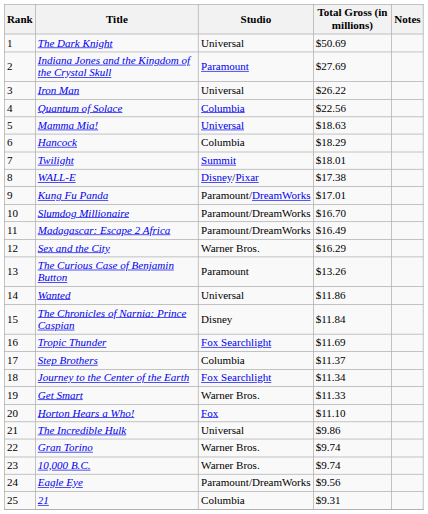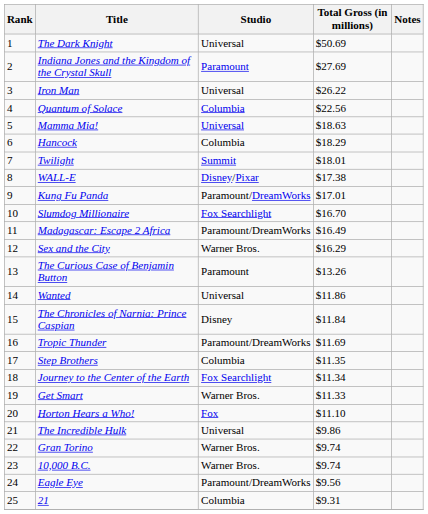(256, 213) Paramount/DreamWorks -> (236, 213) Fox Searchlight
(236, 343) Fox Searchlight -> (256, 343) Paramount/DreamWorks
(331, 360) $11.37 -> (331, 360) $11.35
